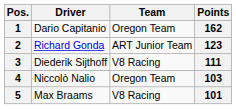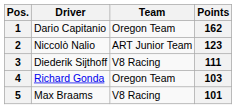(69, 45) Richard Gonda -> (64, 45) Niccolò Nalio
(64, 78) Niccolò Nalio -> (69, 78) Richard Gonda
